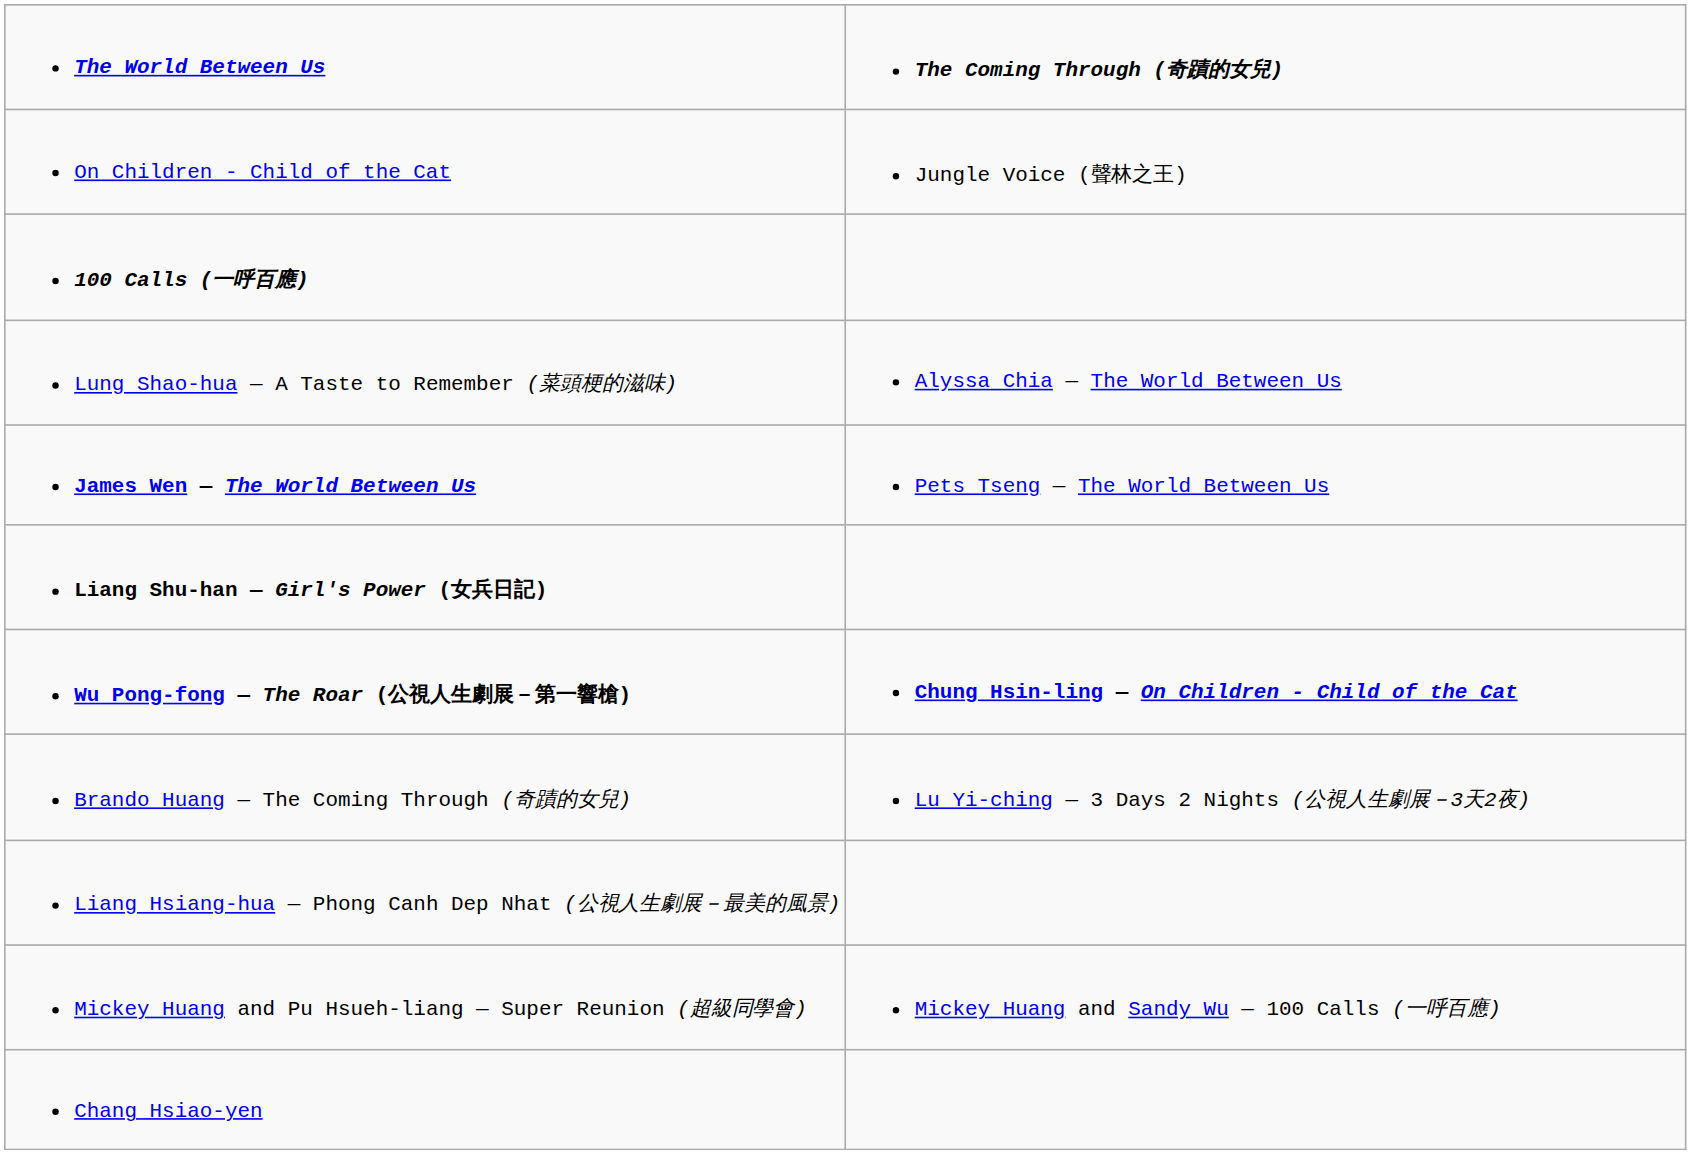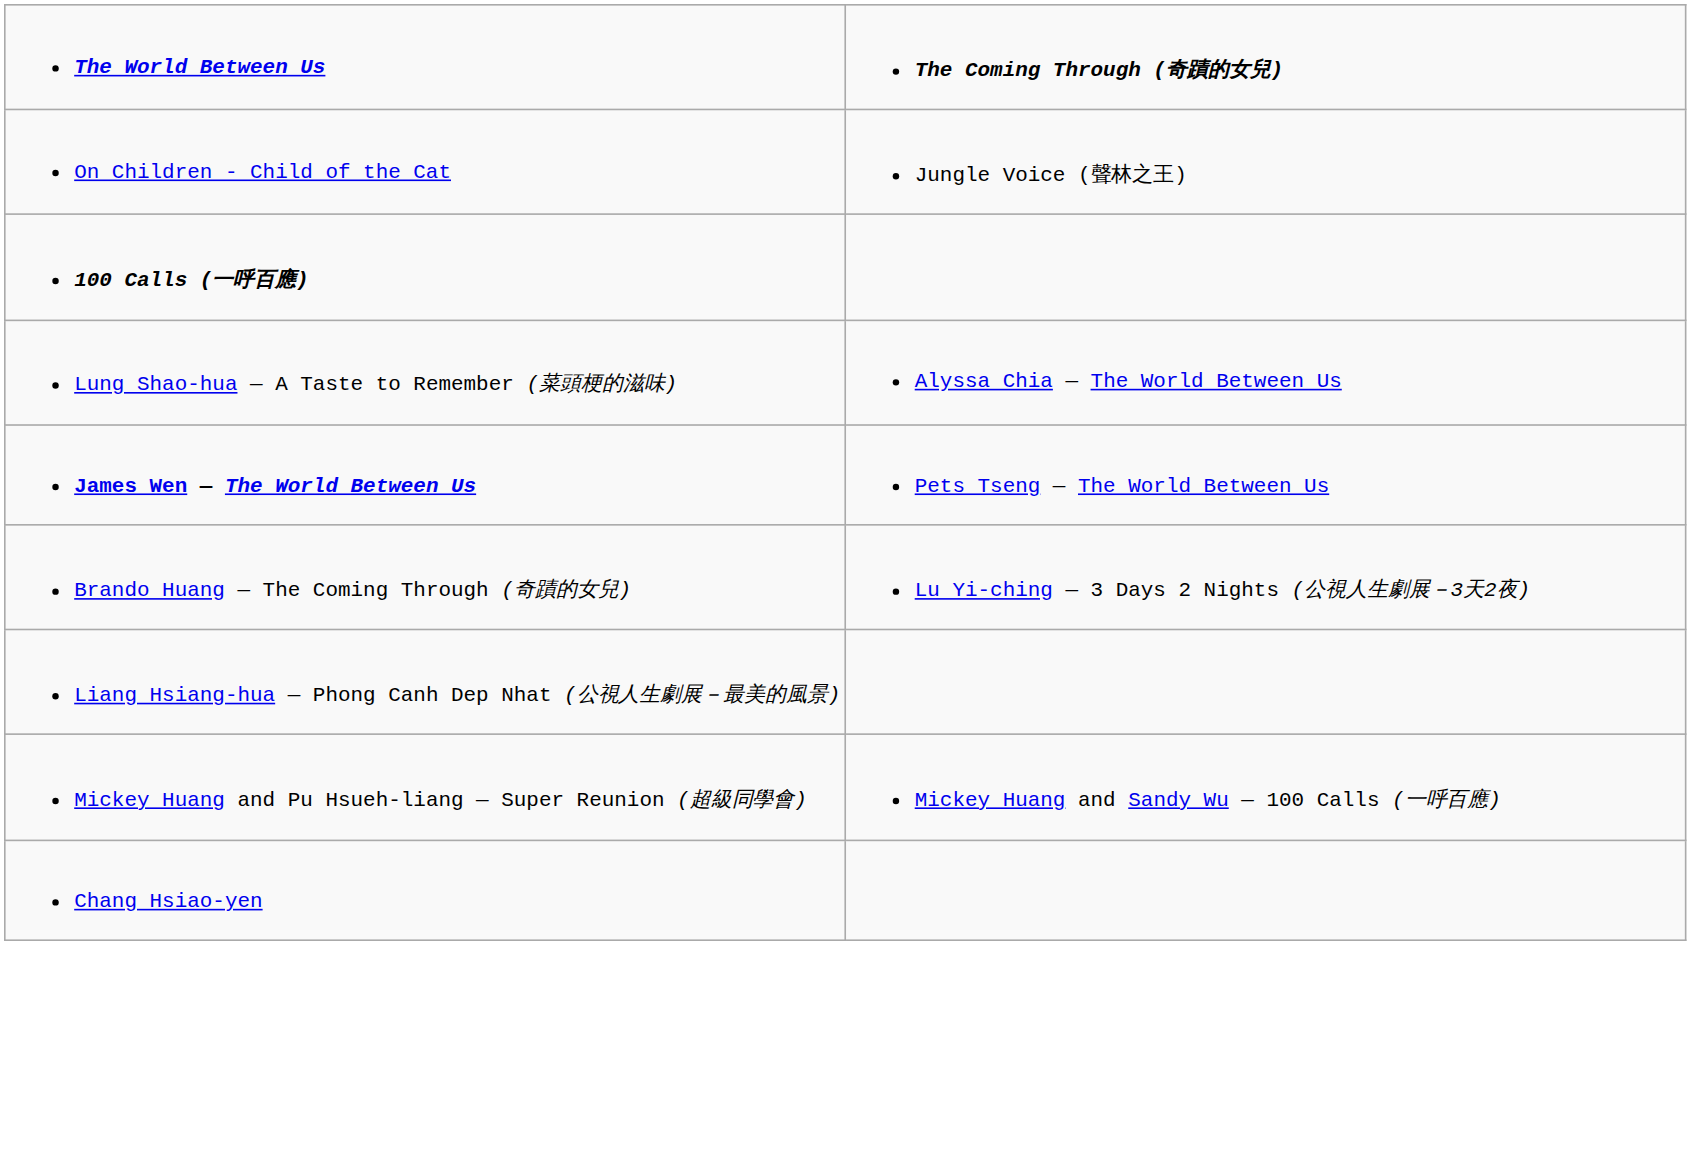- row: (425, 589)
- row: (425, 694)
